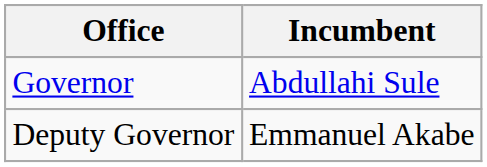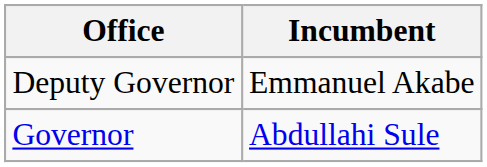rows swapped: (73, 82) <-> (123, 135)
